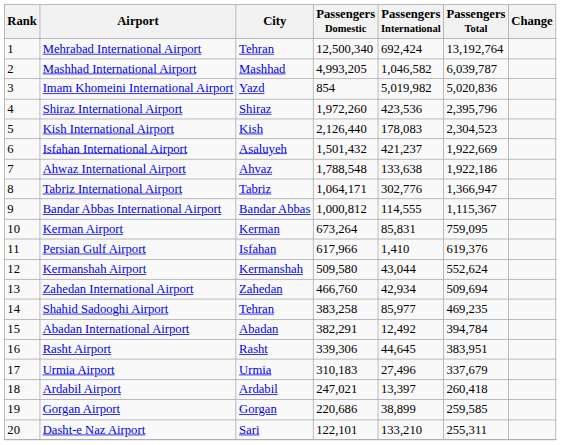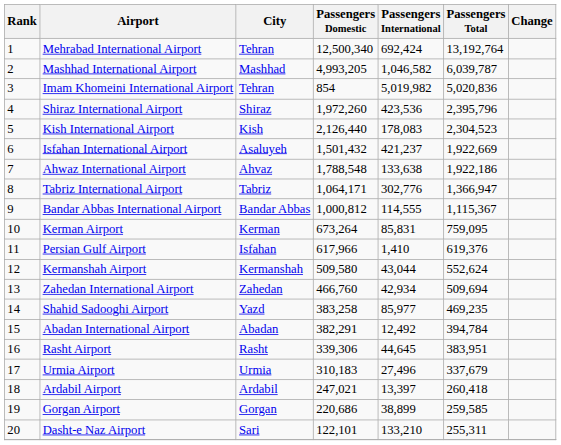(252, 88) Yazd -> (257, 88) Tehran
(257, 309) Tehran -> (252, 309) Yazd
